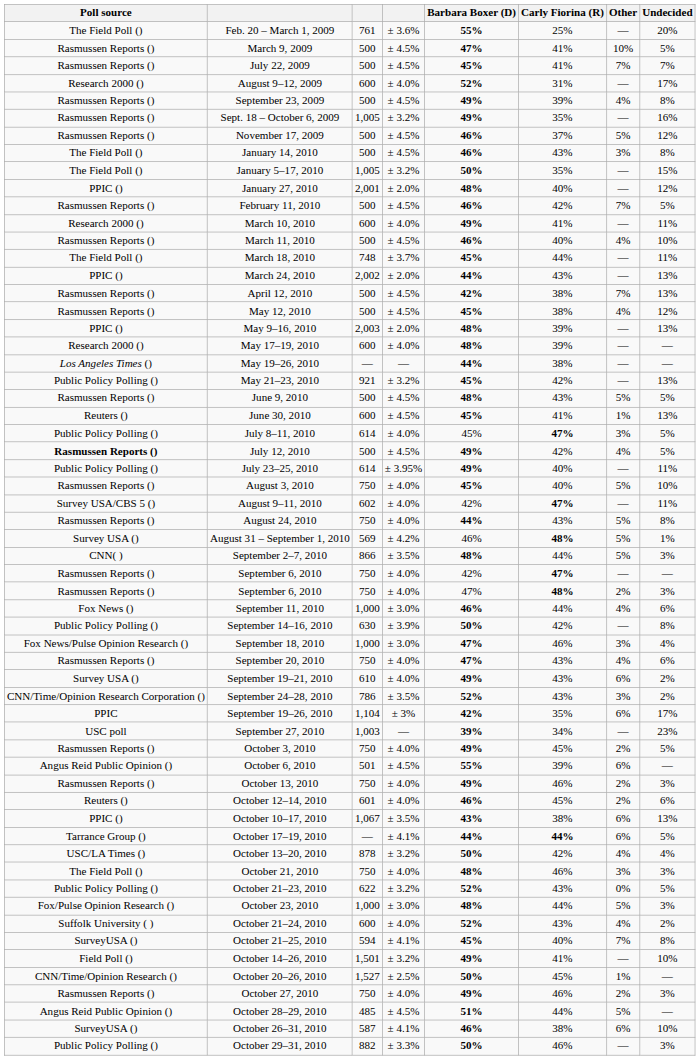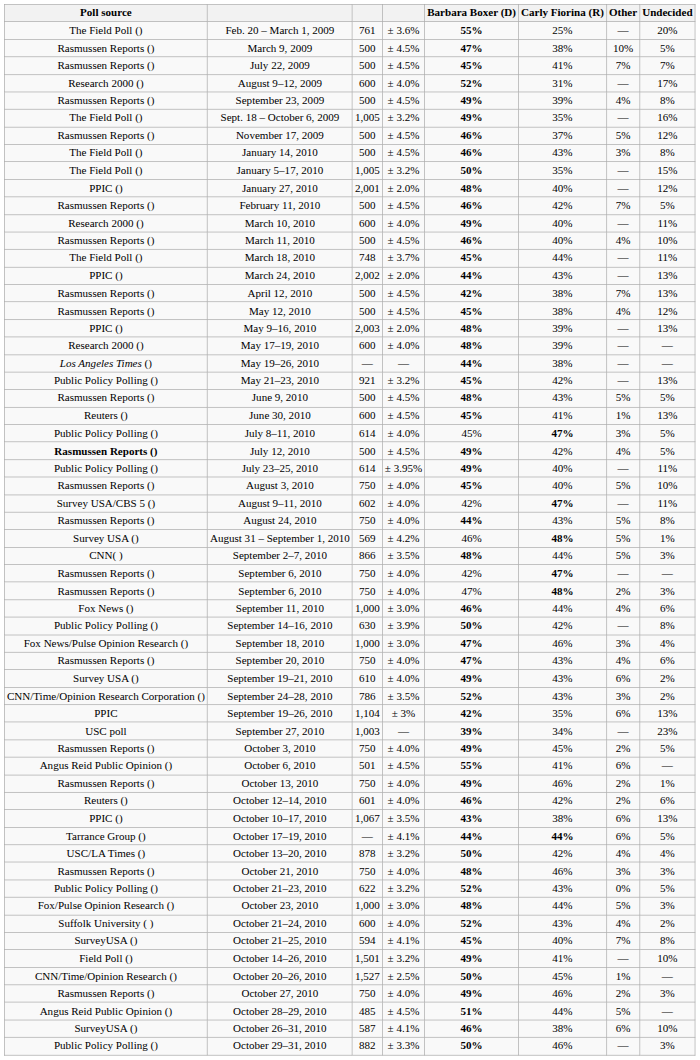(562, 48) 41% -> (562, 48) 38%
(106, 118) Rasmussen Reports () -> (106, 118) The Field Poll ()
(562, 223) 41% -> (562, 223) 40%
(667, 713) 17% -> (667, 713) 13%
(562, 766) 39% -> (562, 766) 41%
(667, 783) 3% -> (667, 783) 1%
(562, 801) 45% -> (562, 801) 42%
(106, 871) The Field Poll () -> (106, 871) Rasmussen Reports ()
